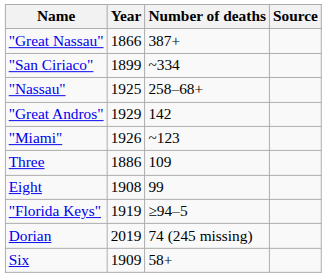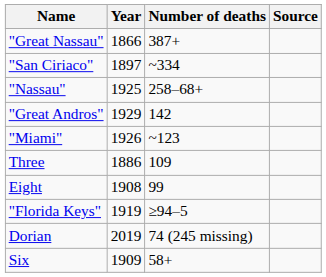(126, 65) 1899 -> (126, 65) 1897
